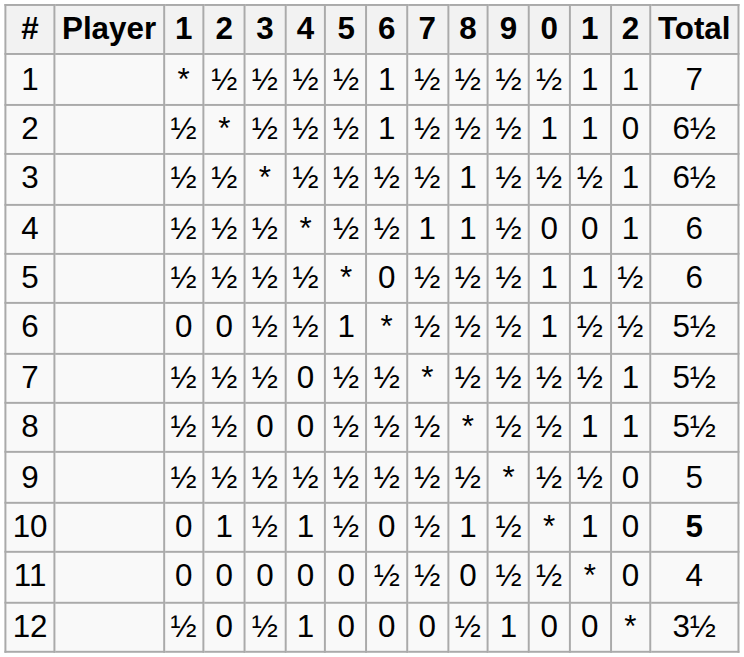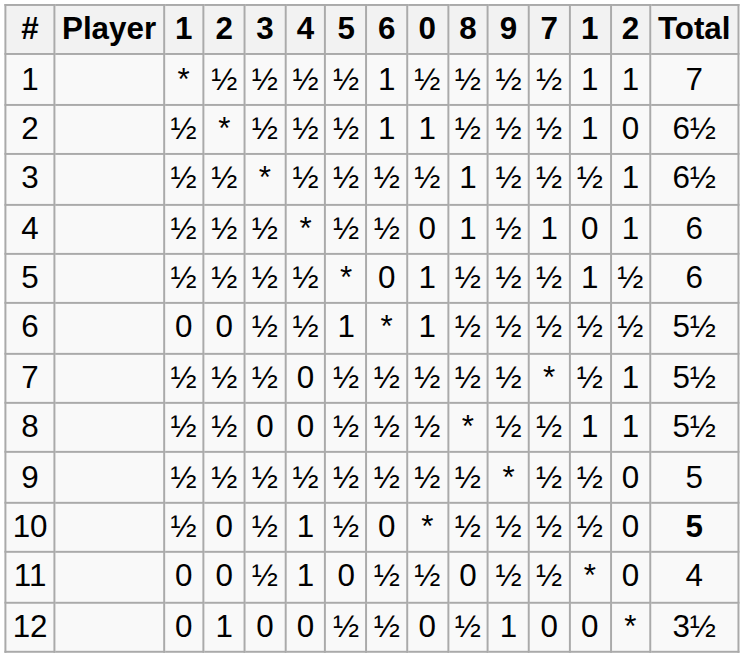columns swapped: (427, 29) <-> (549, 29)
(184, 526) 0 -> (184, 526) ½
(224, 526) 1 -> (224, 526) 0
(468, 526) 1 -> (468, 526) ½
(590, 526) 1 -> (590, 526) ½
(265, 576) 0 -> (265, 576) ½
(306, 576) 0 -> (306, 576) 1
(184, 626) ½ -> (184, 626) 0
(224, 626) 0 -> (224, 626) 1
(265, 626) ½ -> (265, 626) 0
(306, 626) 1 -> (306, 626) 0
(346, 626) 0 -> (346, 626) ½
(387, 626) 0 -> (387, 626) ½
